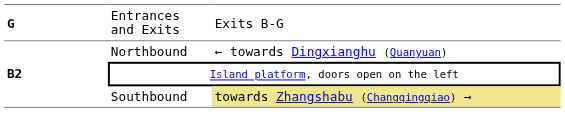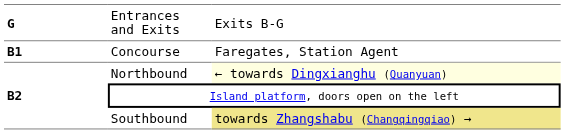+ row: (145, 52)
(331, 52) no background -> (331, 73) lightyellow background
